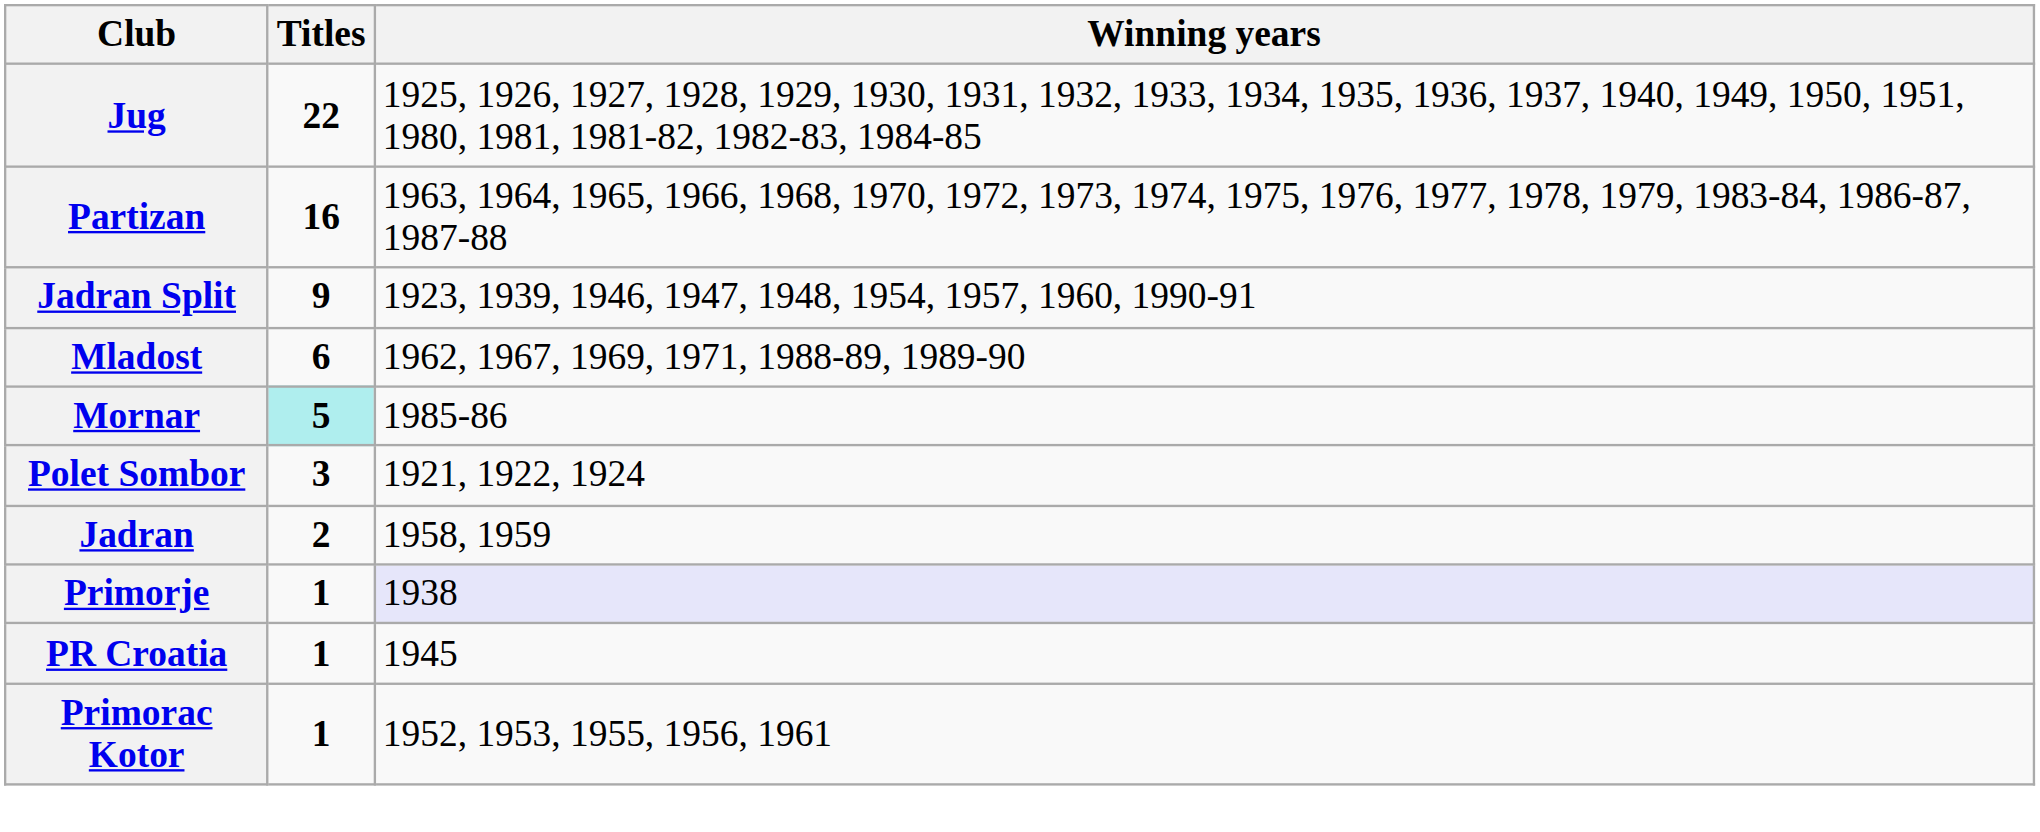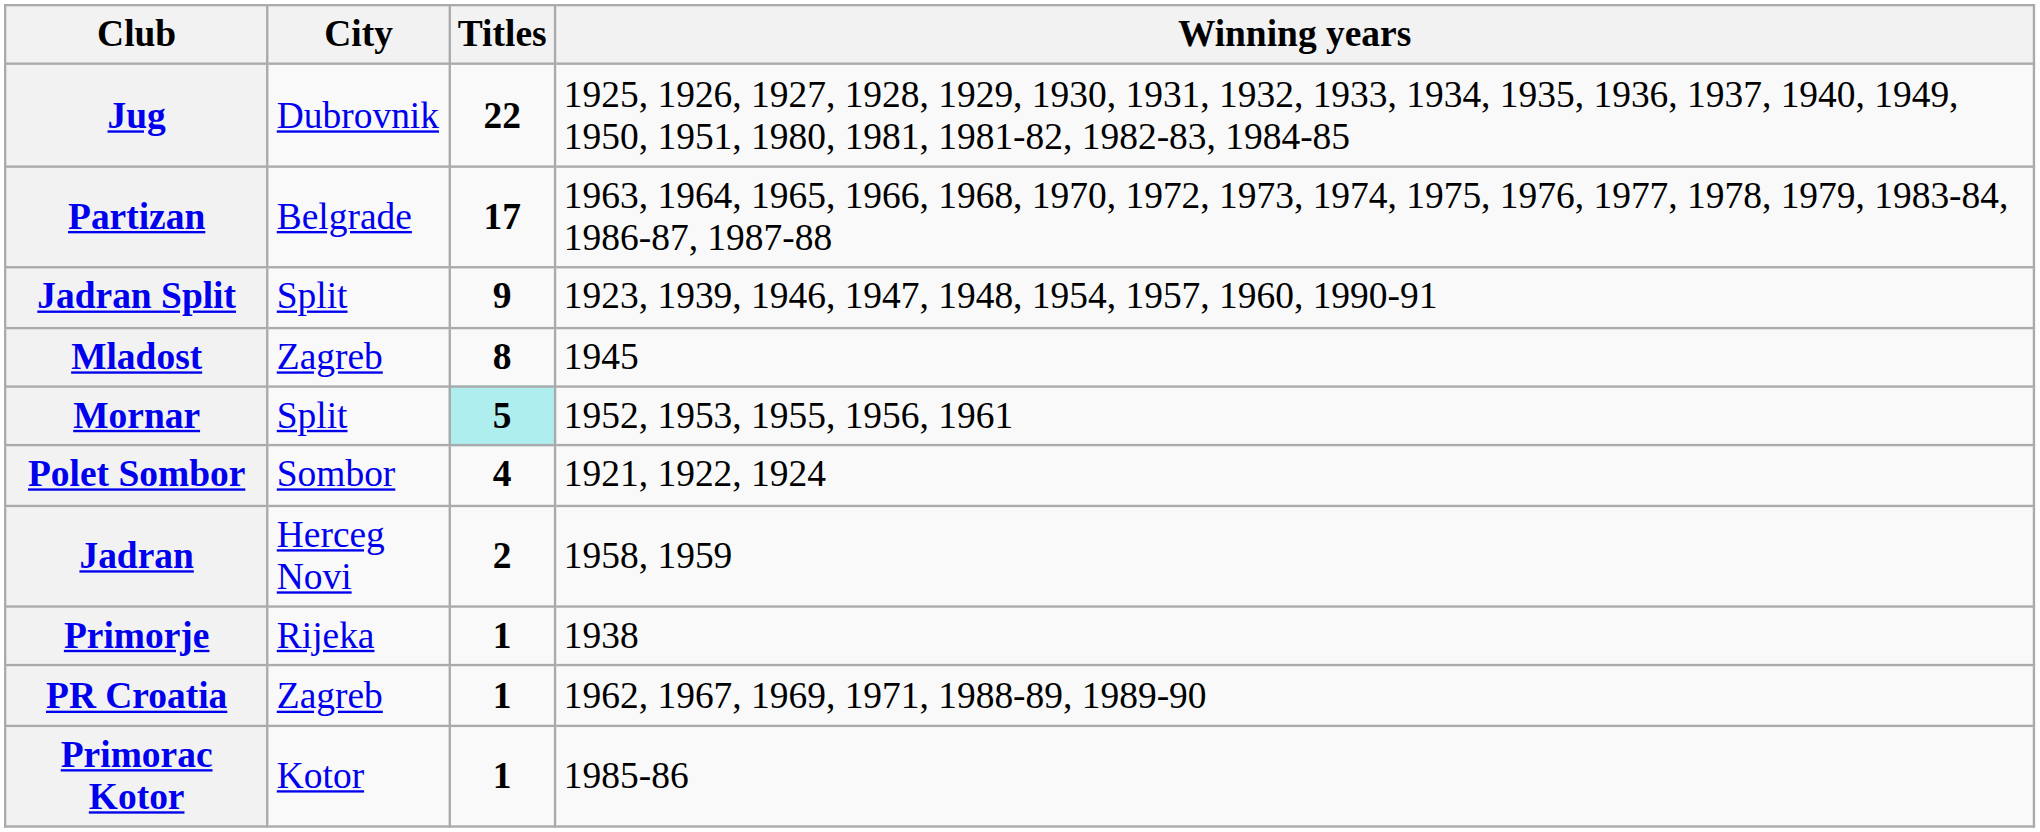+ column: (359, 34)
(321, 216) 16 -> (502, 216) 17
(321, 355) 6 -> (502, 355) 8
(704, 355) 1962, 1967, 1969, 1971, 1988-89, 1989-90 -> (601, 355) 1945
(445, 415) 1985-86 -> (788, 415) 1952, 1953, 1955, 1956, 1961
(321, 474) 3 -> (502, 474) 4
(420, 593) lavender background -> (601, 635) no background
(420, 652) 1945 -> (885, 694) 1962, 1967, 1969, 1971, 1988-89, 1989-90
(607, 733) 1952, 1953, 1955, 1956, 1961 -> (626, 775) 1985-86
